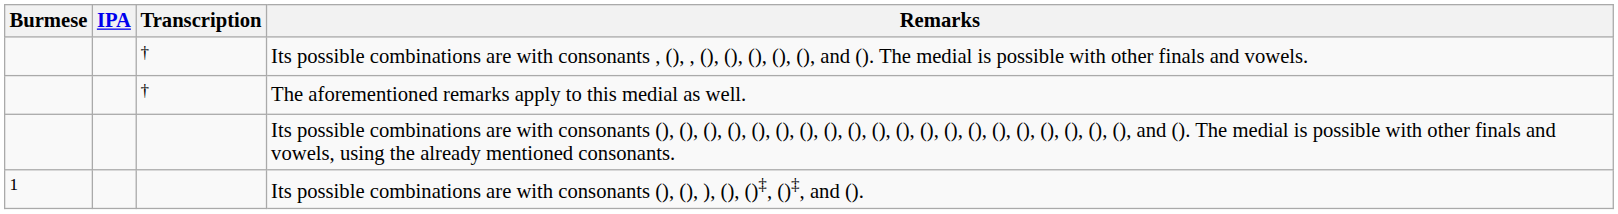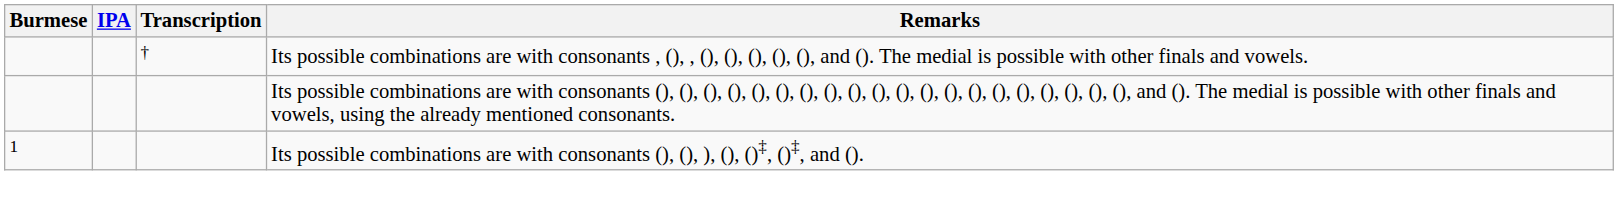- row: (509, 94)
